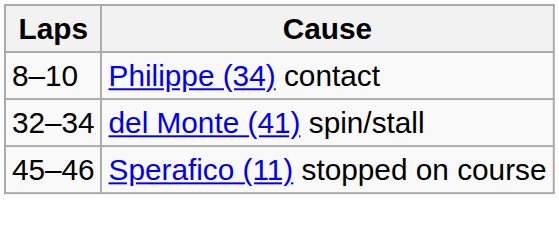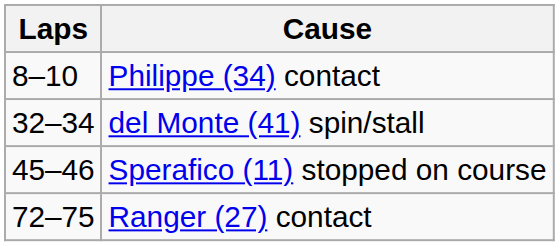+ row: (240, 217)
